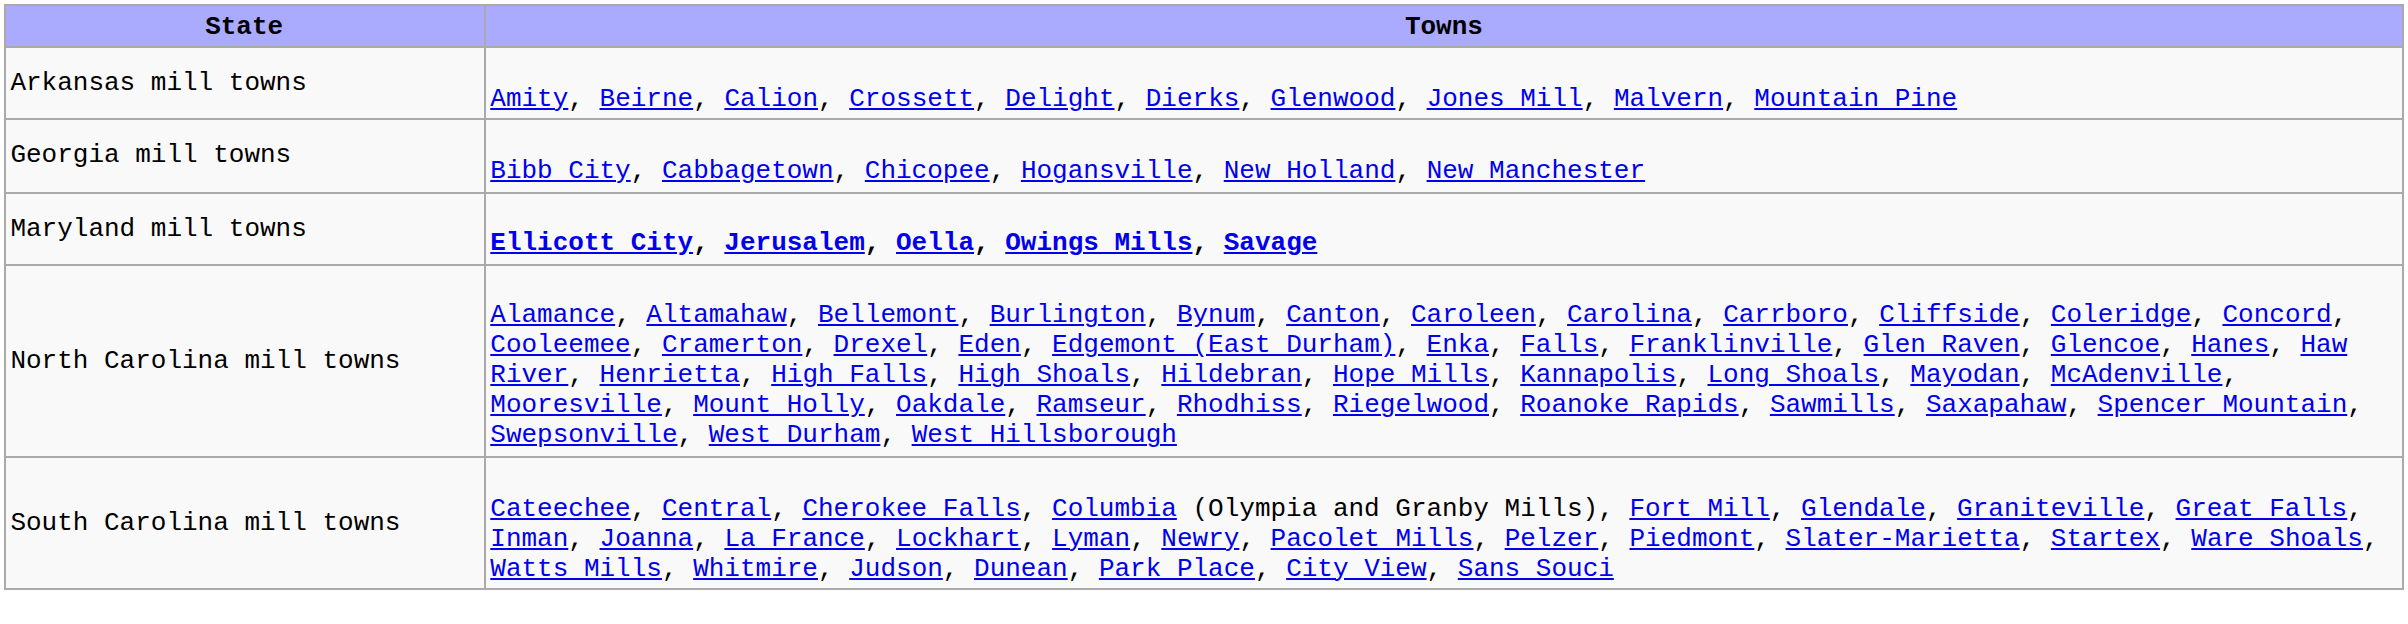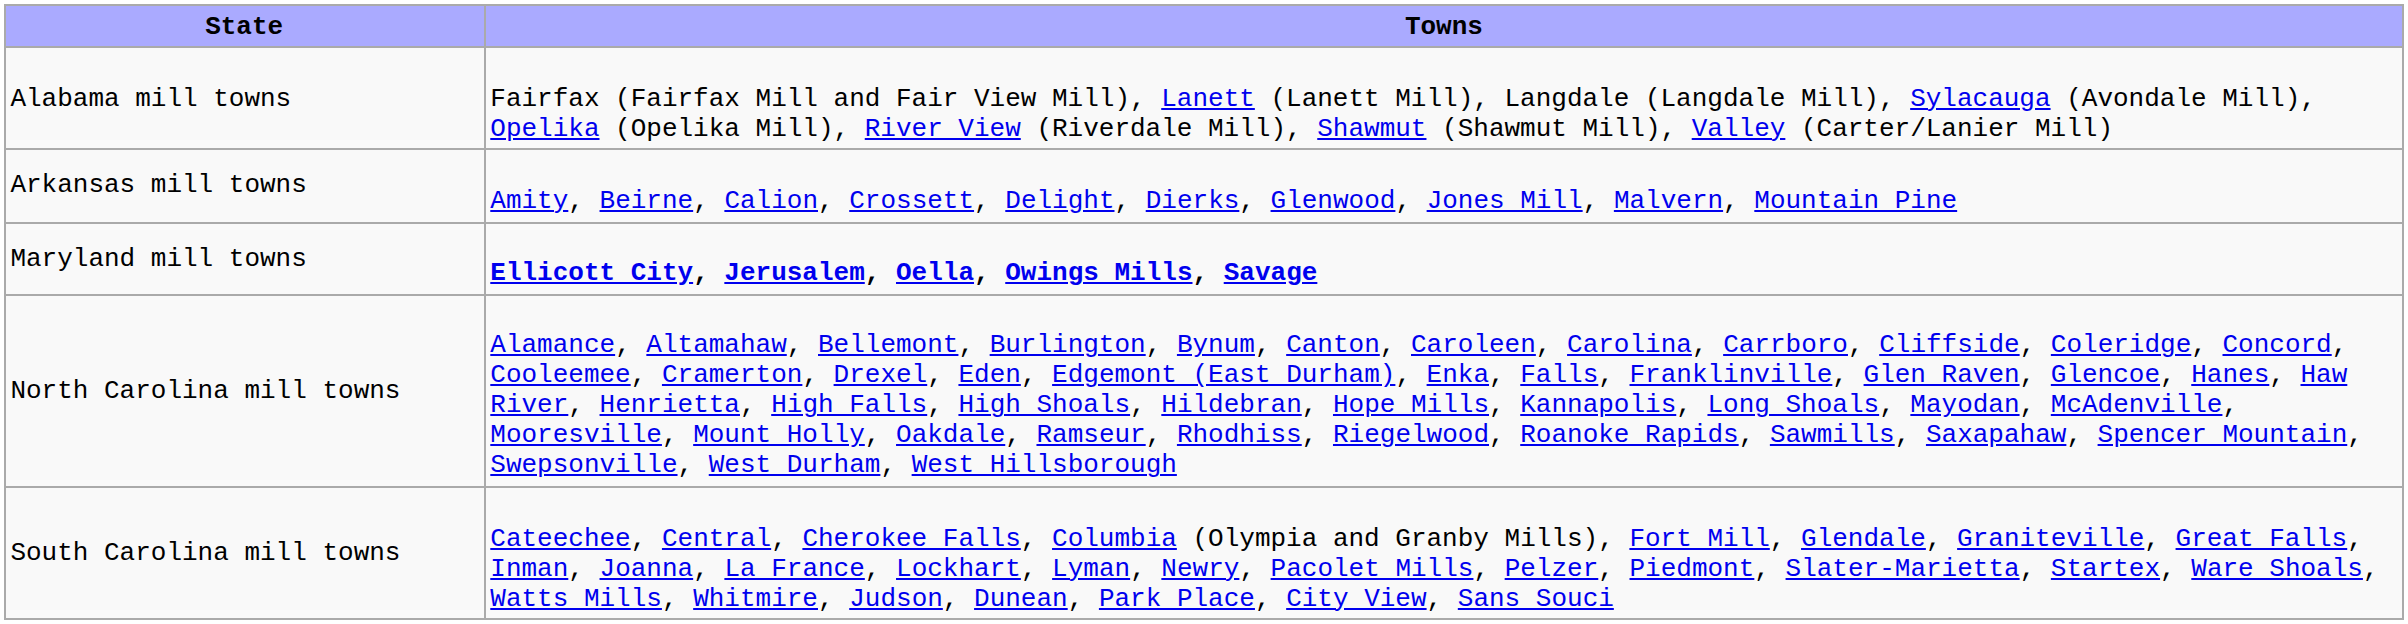+ row: (151, 99)
- row: (151, 156)
